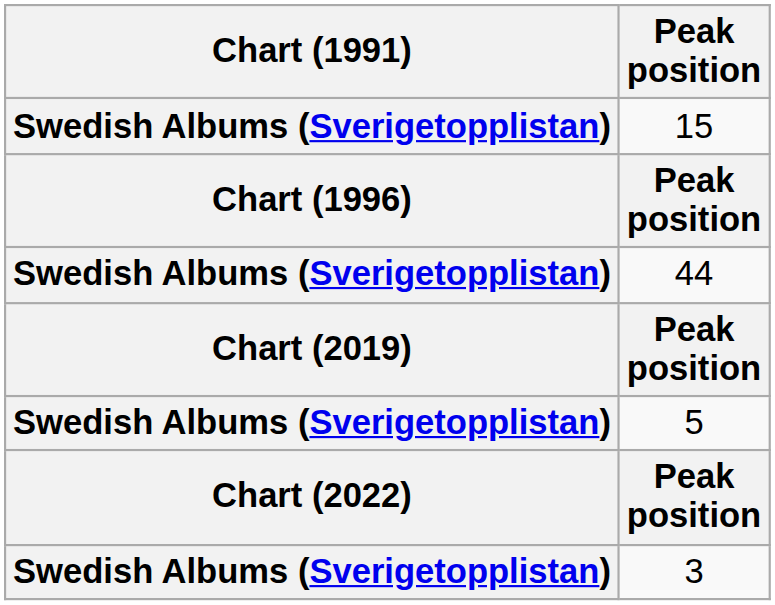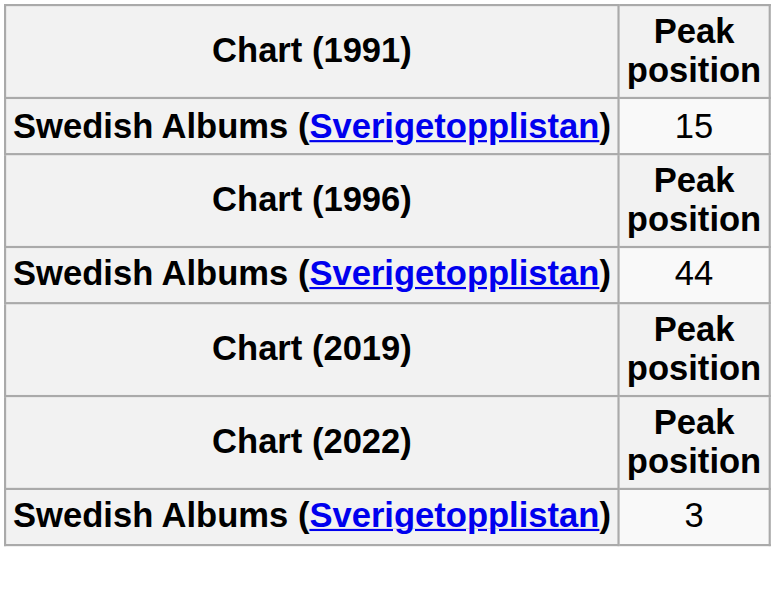- row: (694, 422)
